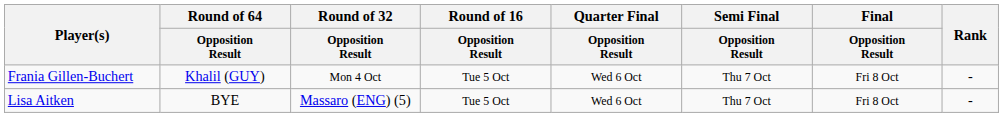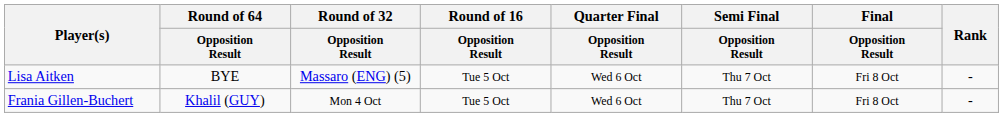rows swapped: (41, 100) <-> (71, 77)
